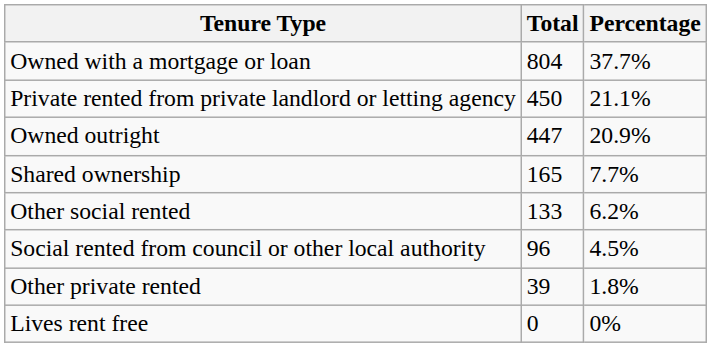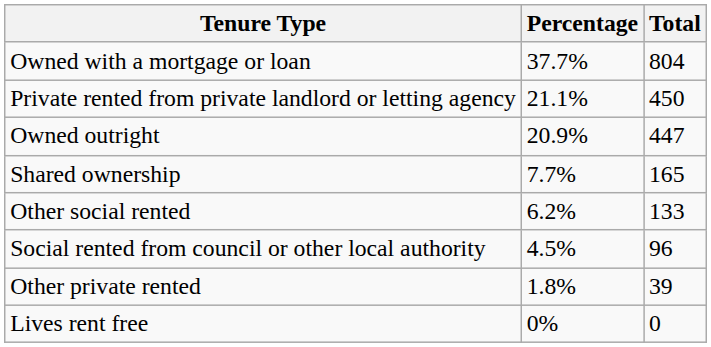columns swapped: (645, 23) <-> (553, 23)
